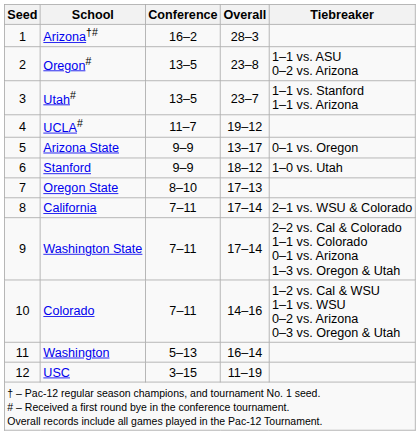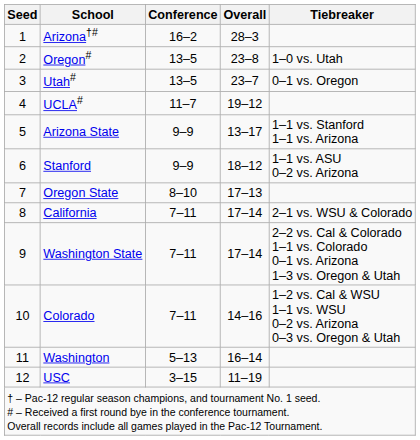(315, 64) 1–1 vs. ASU 0–2 vs. Arizona -> (307, 58) 1–0 vs. Utah
(318, 98) 1–1 vs. Stanford 1–1 vs. Arizona -> (315, 81) 0–1 vs. Oregon
(315, 148) 0–1 vs. Oregon -> (318, 132) 1–1 vs. Stanford 1–1 vs. Arizona
(307, 168) 1–0 vs. Utah -> (315, 166) 1–1 vs. ASU 0–2 vs. Arizona
